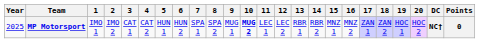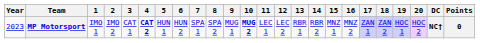(15, 27) 2025 -> (15, 27) 2023
(147, 27) normal -> (147, 27) bold
